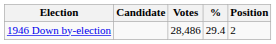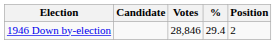(186, 30) 28,486 -> (186, 30) 28,846
